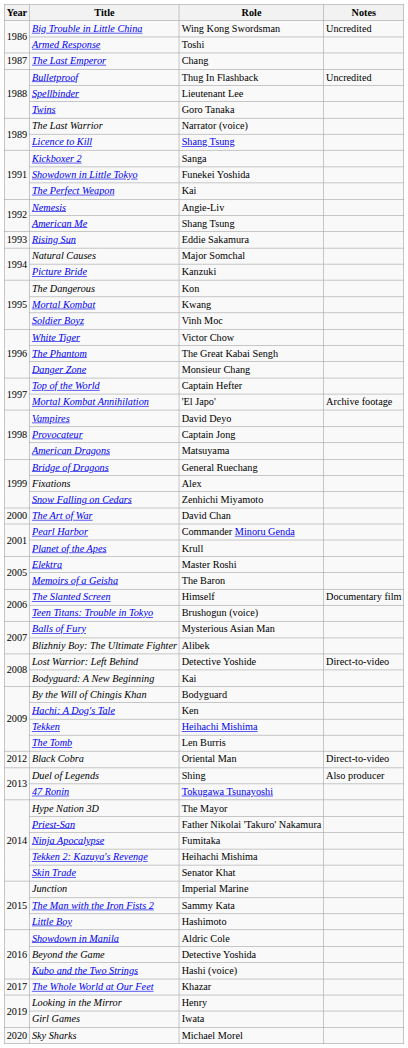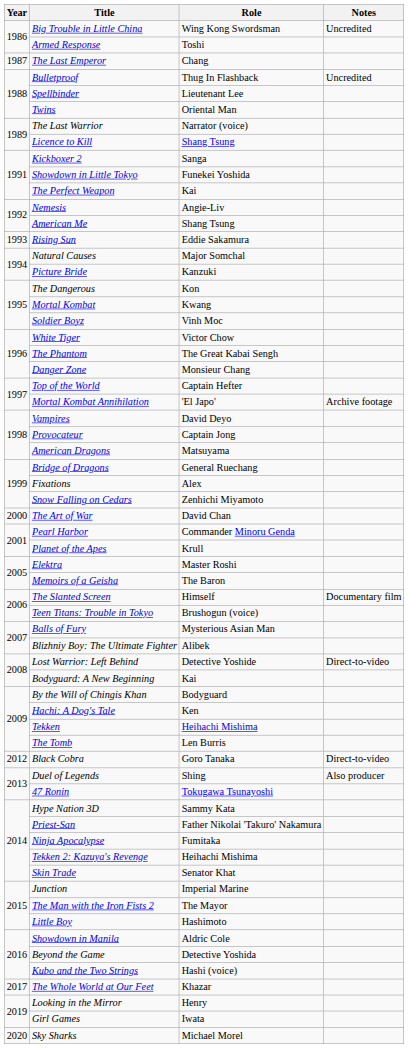(208, 110) Goro Tanaka -> (209, 110) Oriental Man
(209, 759) Oriental Man -> (208, 759) Goro Tanaka
(205, 808) The Mayor -> (208, 808) Sammy Kata
(208, 905) Sammy Kata -> (205, 905) The Mayor
